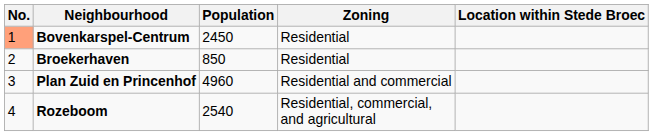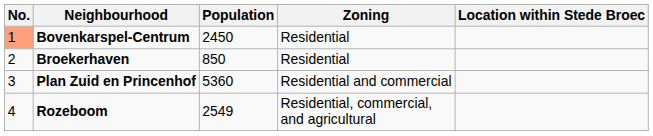(218, 81) 4960 -> (218, 81) 5360
(218, 111) 2540 -> (218, 111) 2549
